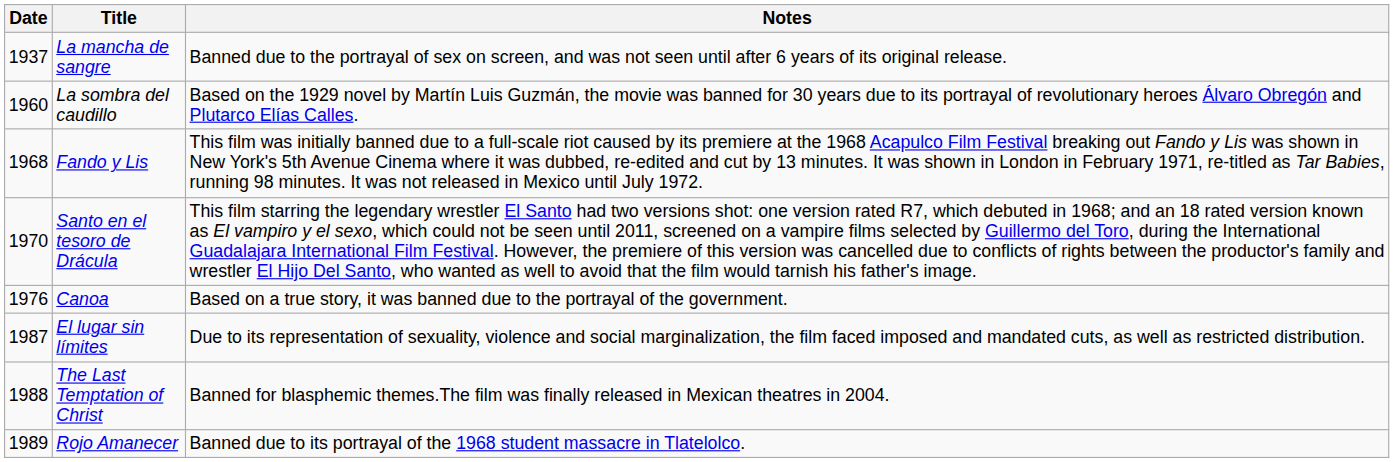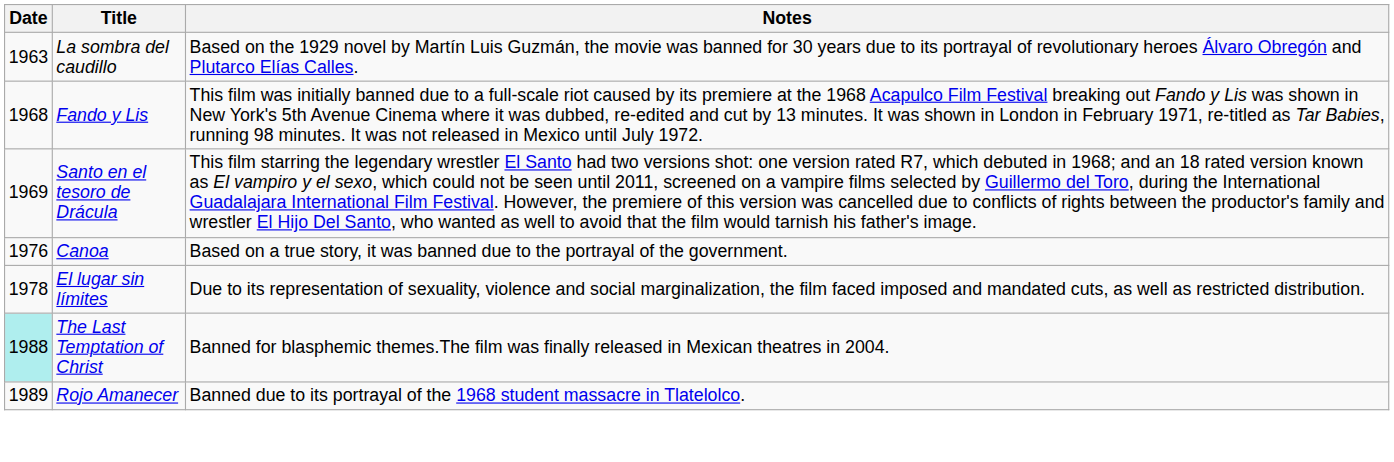- row: (113, 56)
(28, 104) 1960 -> (28, 56) 1963
(28, 241) 1970 -> (28, 192) 1969
(28, 337) 1987 -> (28, 289) 1978
(28, 395) no background -> (28, 347) paleturquoise background
